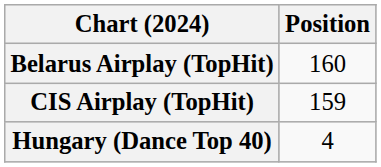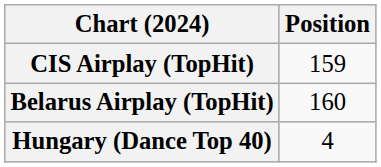rows swapped: (142, 63) <-> (142, 102)
